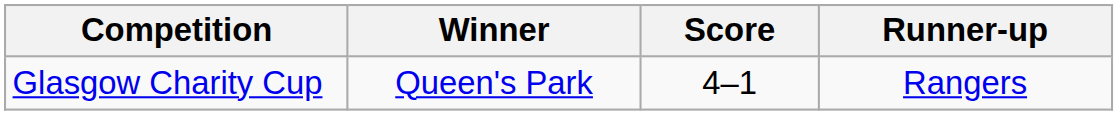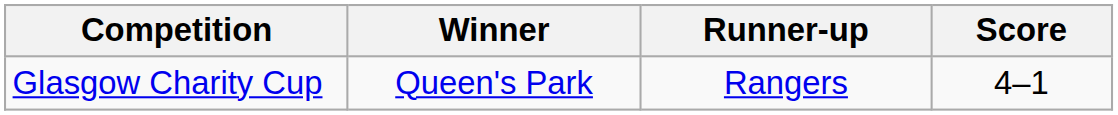columns swapped: (730, 30) <-> (965, 30)
